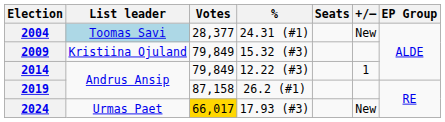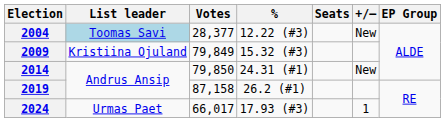(275, 33) 24.31 (#1) -> (275, 33) 12.22 (#3)
(213, 70) 79,849 -> (213, 70) 79,850
(275, 70) 12.22 (#3) -> (275, 70) 24.31 (#1)
(366, 70) 1 -> (366, 70) New
(213, 108) gold background -> (213, 108) no background
(366, 108) New -> (366, 108) 1
